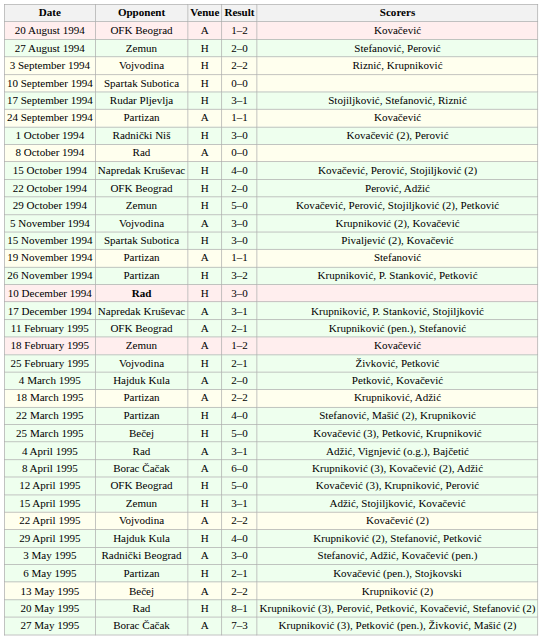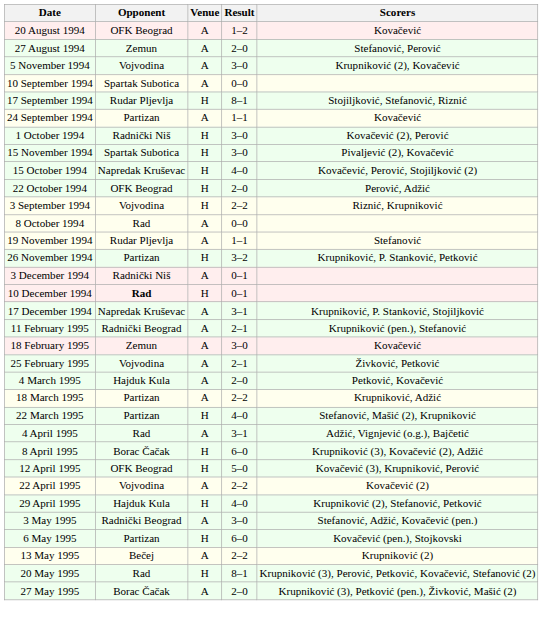(205, 48) H -> (205, 48) A
rows swapped: (50, 65) <-> (50, 223)
(205, 83) H -> (205, 83) A
(239, 100) 3–1 -> (239, 100) 8–1
rows swapped: (50, 153) <-> (50, 240)
- row: (50, 205)
(142, 258) Partizan -> (142, 240) Rudar Pljevlja
+ row: (50, 275)
(239, 293) 3–0 -> (239, 293) 0–1
(142, 328) OFK Beograd -> (142, 328) Radnički Beograd
(239, 345) 1–2 -> (239, 345) 3–0
(205, 363) H -> (205, 363) A
- row: (50, 433)
(205, 468) A -> (205, 450) H
- row: (50, 503)
(239, 573) 2–1 -> (239, 538) 6–0
(239, 626) 7–3 -> (239, 591) 2–0
